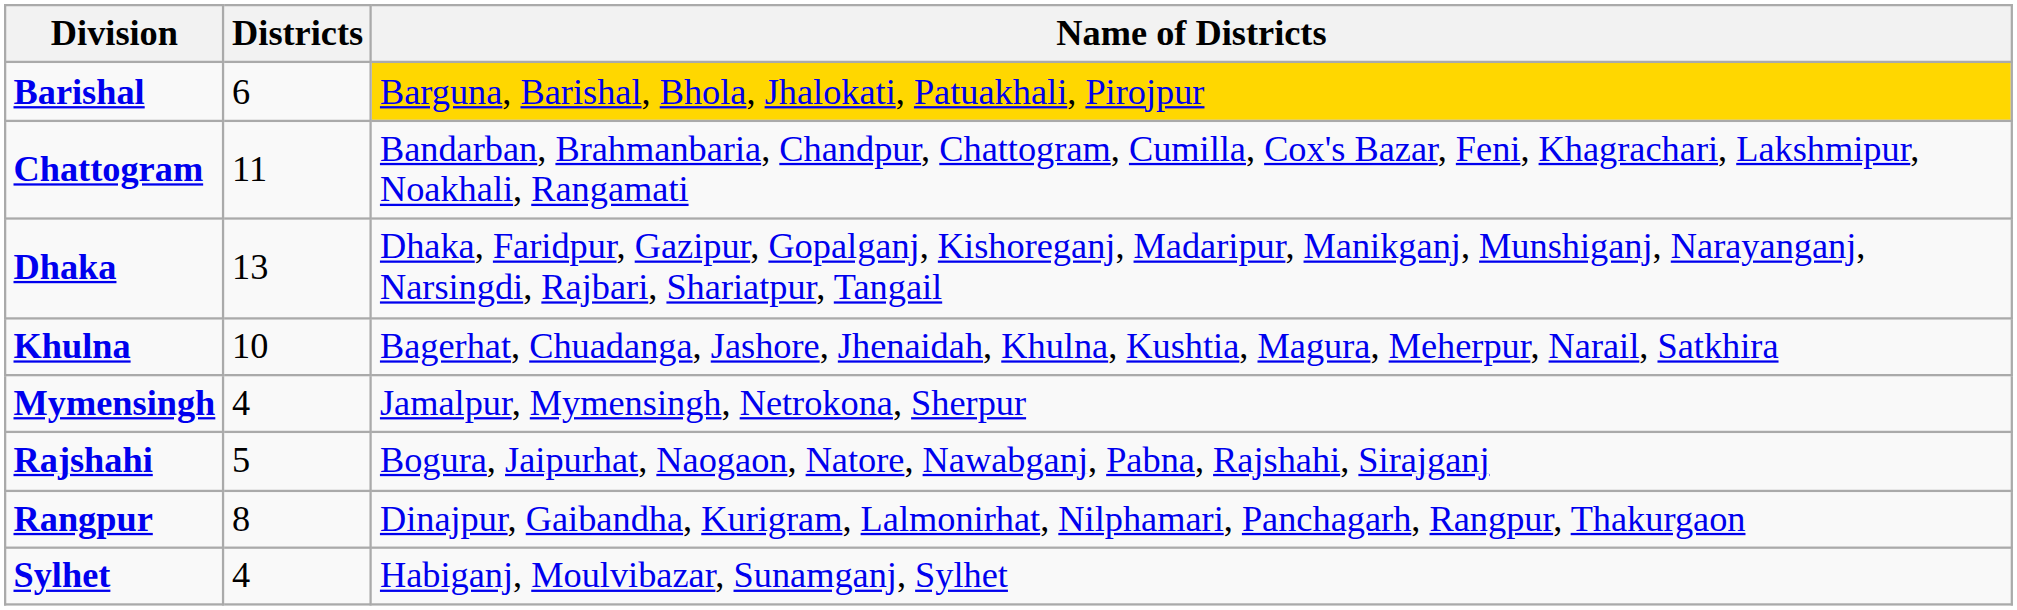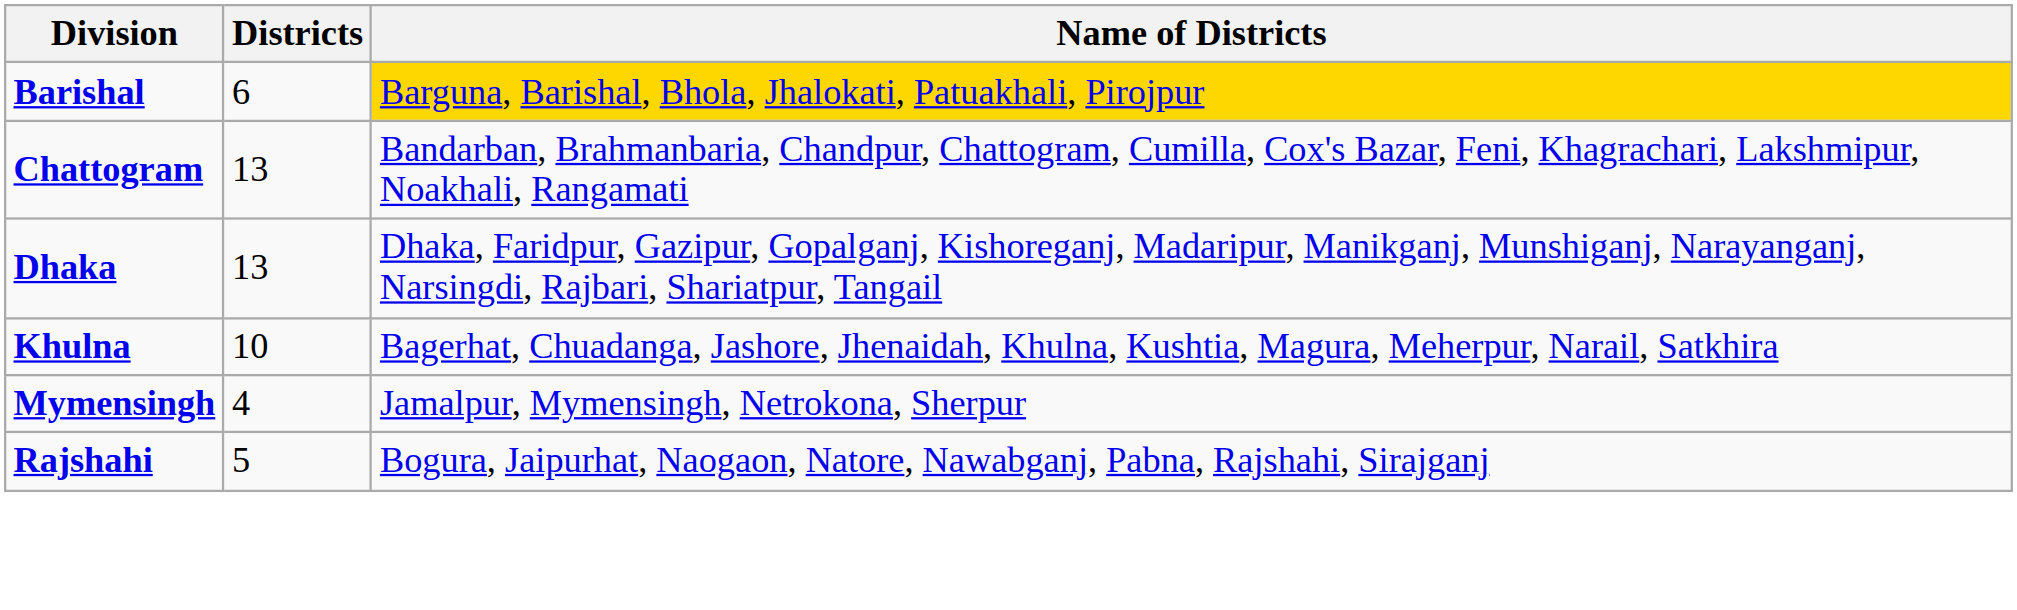(250, 168) 11 -> (250, 168) 13
- row: (83, 518)
- row: (62, 575)
